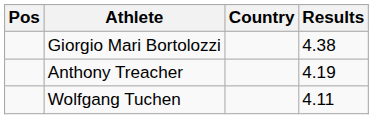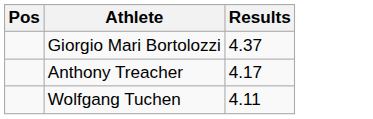- column: (262, 18)
(319, 45) 4.38 -> (245, 45) 4.37
(319, 72) 4.19 -> (245, 72) 4.17
